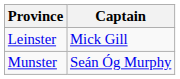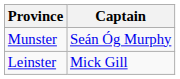rows swapped: (32, 39) <-> (32, 62)
